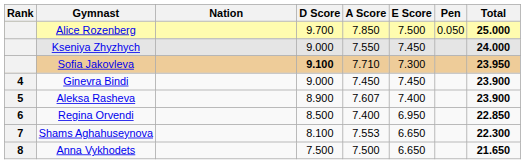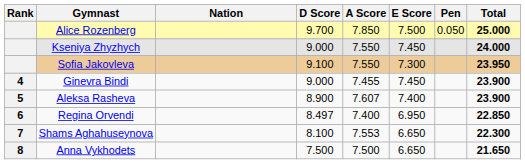(320, 64) bold -> (320, 64) normal
(366, 64) 7.710 -> (366, 64) 7.550
(366, 81) 7.450 -> (366, 81) 7.455
(320, 115) 8.500 -> (320, 115) 8.497
